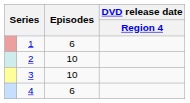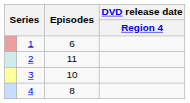(72, 59) 10 -> (72, 59) 11
(72, 91) 6 -> (72, 91) 8
